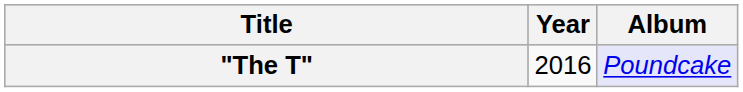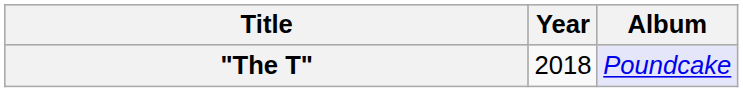(563, 65) 2016 -> (563, 65) 2018
